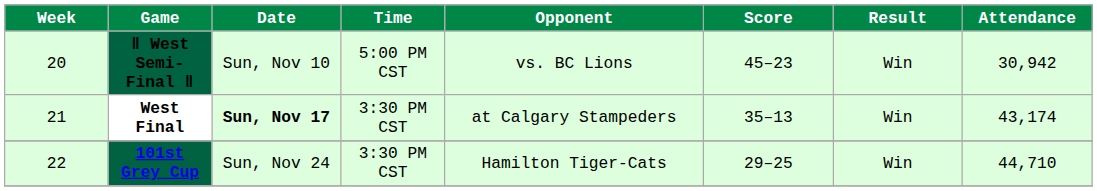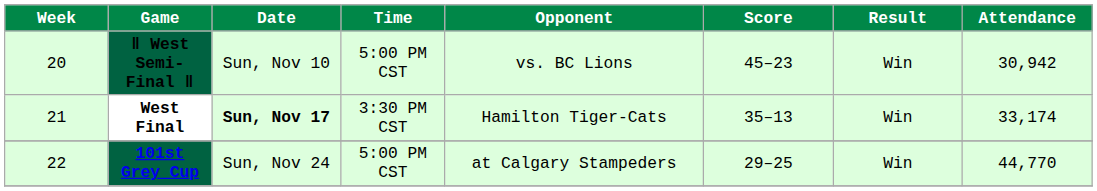(574, 118) at Calgary Stampeders -> (574, 118) Hamilton Tiger-Cats
(1027, 118) 43,174 -> (1027, 118) 33,174
(393, 163) 3:30 PM CST -> (393, 163) 5:00 PM CST
(574, 163) Hamilton Tiger-Cats -> (574, 163) at Calgary Stampeders
(1027, 163) 44,710 -> (1027, 163) 44,770
